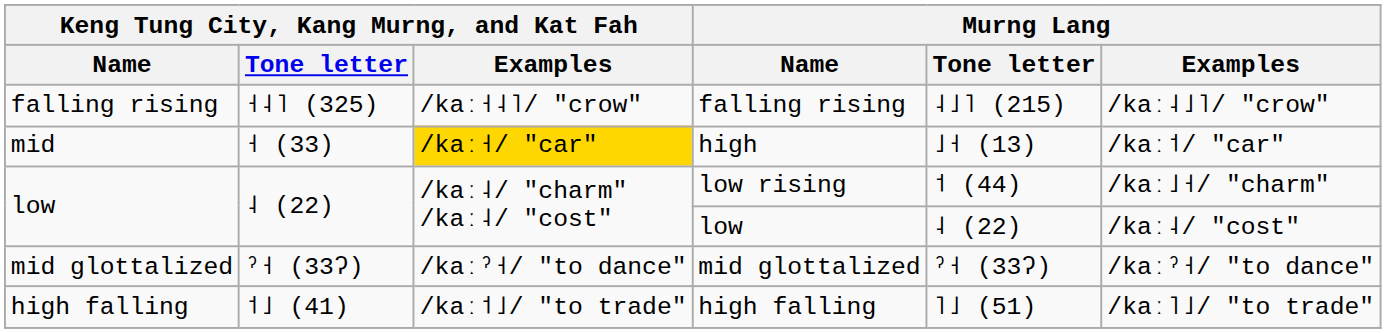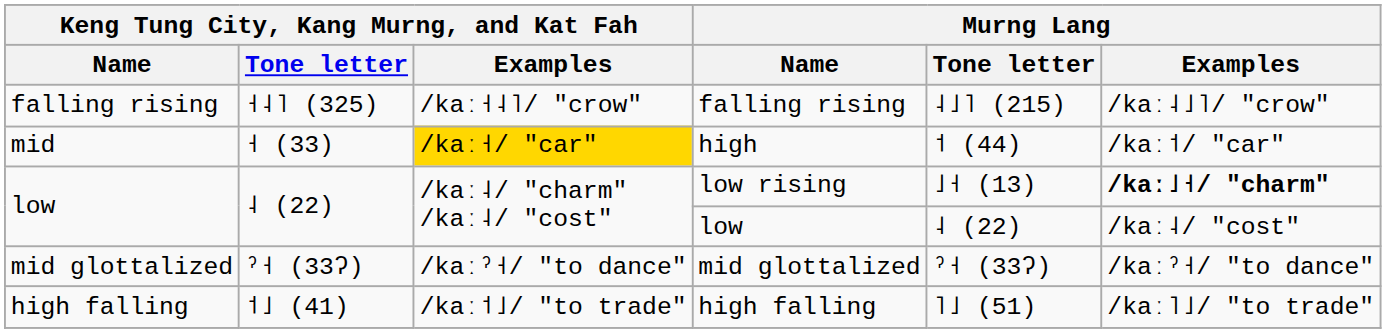(984, 146) ˩˧ (13) -> (977, 146) ˦ (44)
(977, 186) ˦ (44) -> (984, 186) ˩˧ (13)
(1218, 186) normal -> (1218, 186) bold
